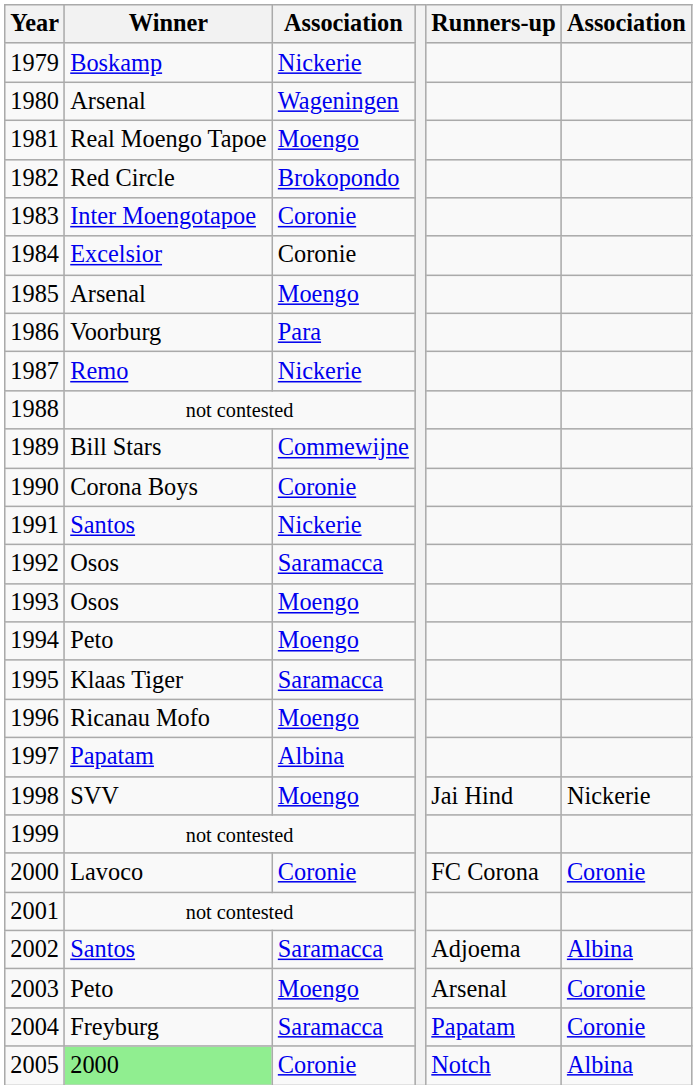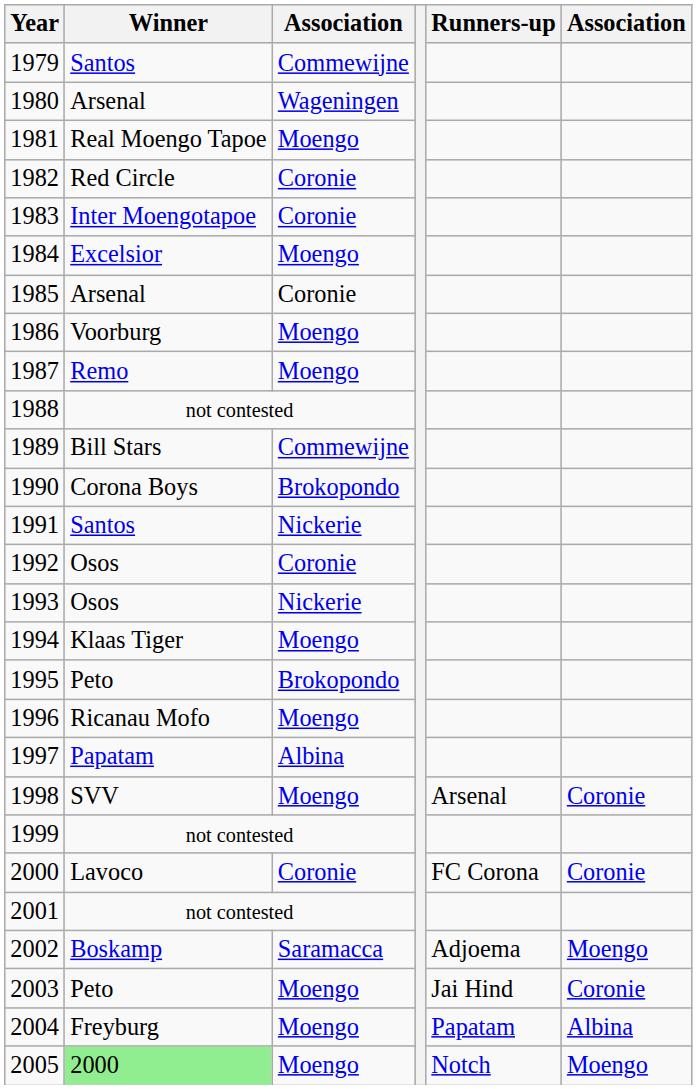(116, 62) Boskamp -> (103, 62) Santos
(320, 62) Nickerie -> (343, 62) Commewijne
(339, 178) Brokopondo -> (317, 178) Coronie
(317, 255) Coronie -> (318, 255) Moengo
(318, 293) Moengo -> (317, 293) Coronie
(299, 332) Para -> (318, 332) Moengo
(320, 370) Nickerie -> (318, 370) Moengo
(317, 486) Coronie -> (339, 486) Brokopondo
(330, 563) Saramacca -> (317, 563) Coronie
(318, 602) Moengo -> (320, 602) Nickerie
(92, 640) Peto -> (127, 640) Klaas Tiger
(127, 679) Klaas Tiger -> (92, 679) Peto
(330, 679) Saramacca -> (339, 679) Brokopondo
(472, 795) Jai Hind -> (469, 795) Arsenal
(609, 795) Nickerie -> (606, 795) Coronie
(103, 949) Santos -> (116, 949) Boskamp
(600, 949) Albina -> (607, 949) Moengo
(469, 988) Arsenal -> (472, 988) Jai Hind
(330, 1026) Saramacca -> (318, 1026) Moengo
(606, 1026) Coronie -> (600, 1026) Albina
(317, 1065) Coronie -> (318, 1065) Moengo
(600, 1065) Albina -> (607, 1065) Moengo
